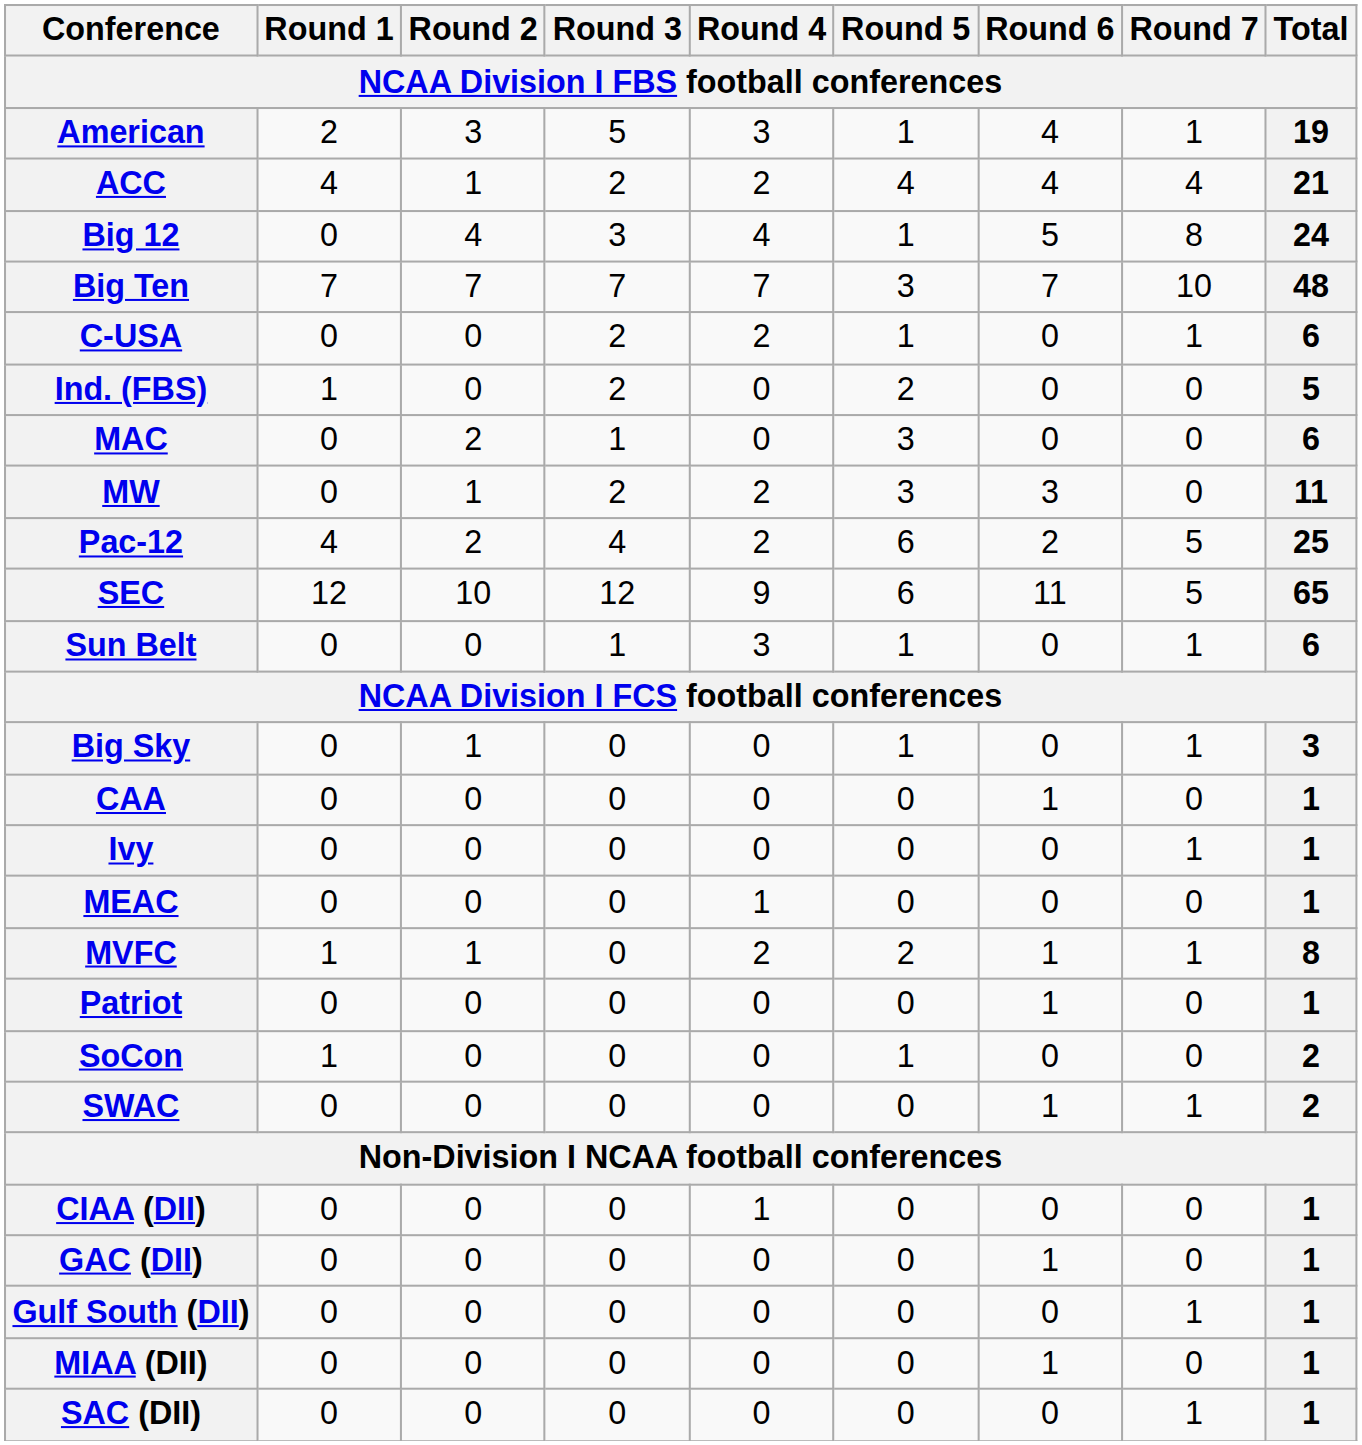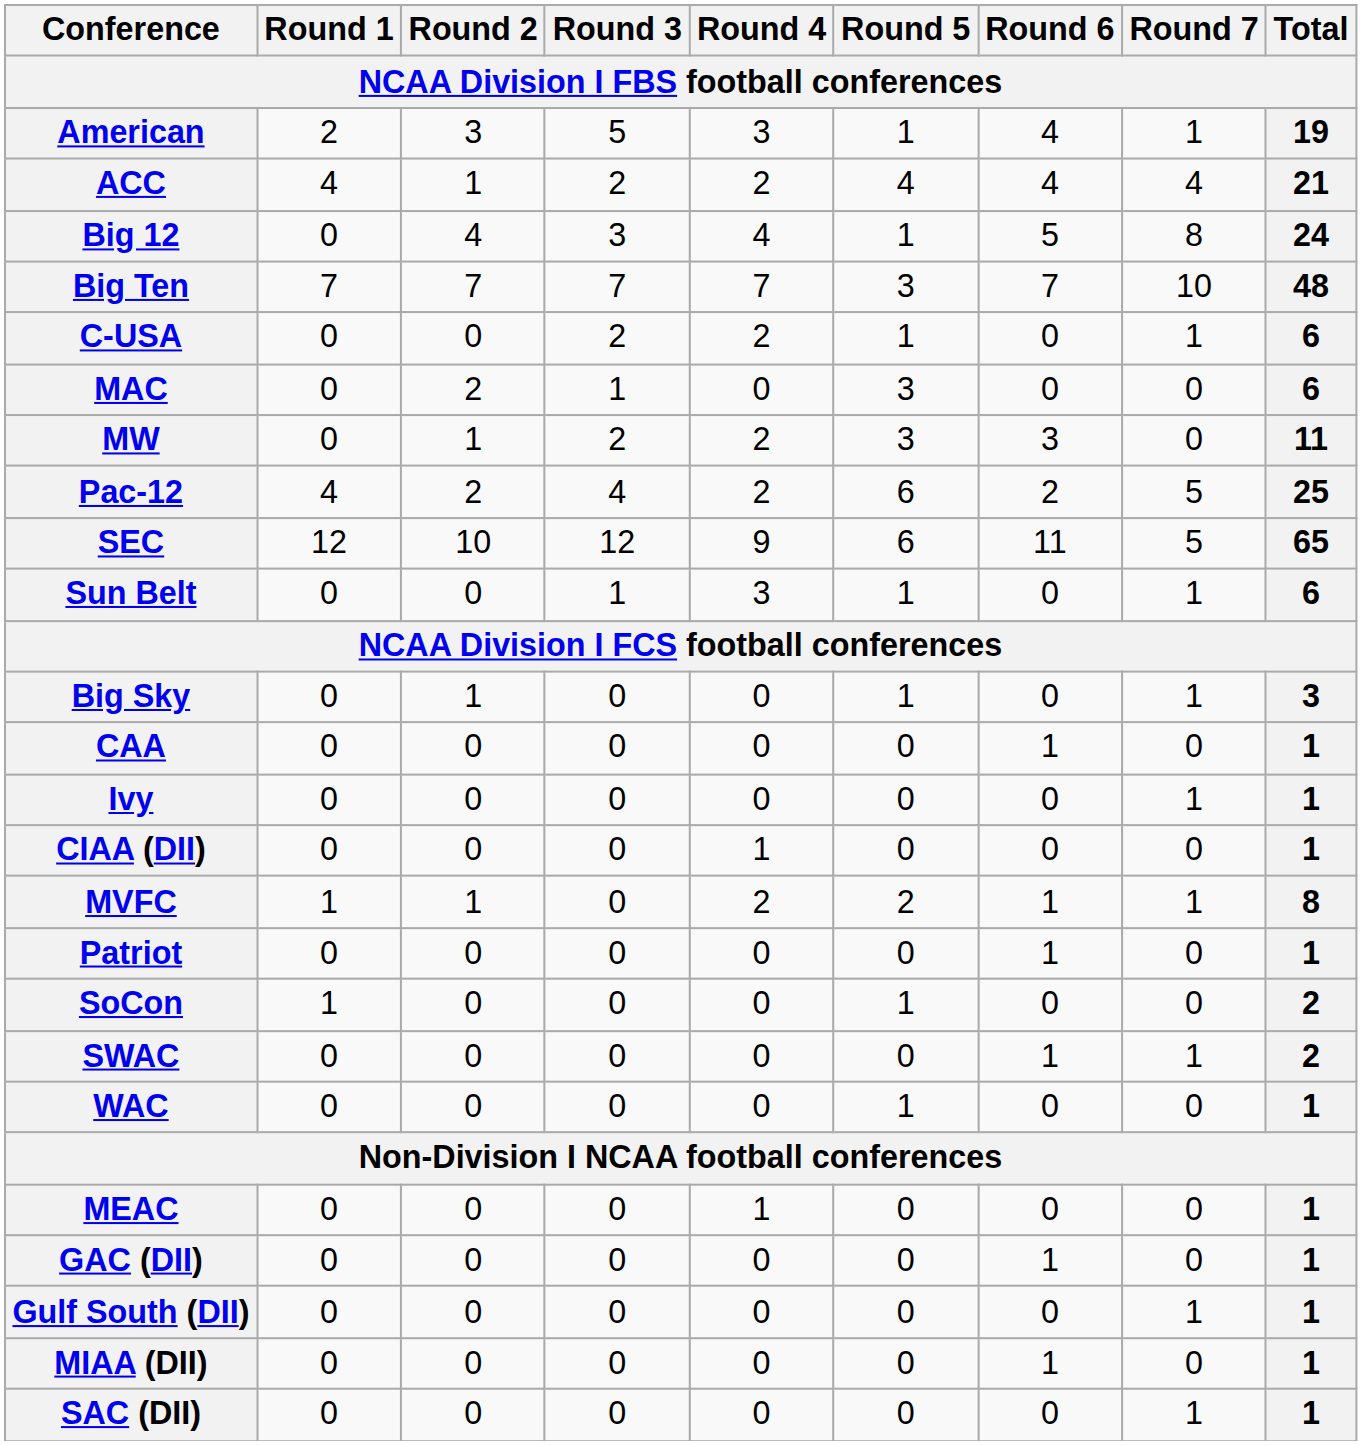- row: (131, 388)
rows swapped: (131, 901) <-> (131, 1209)
+ row: (131, 1106)
